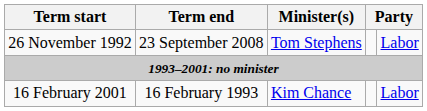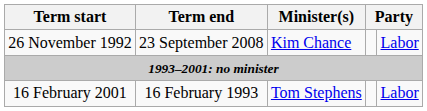(316, 42) Tom Stephens -> (311, 42) Kim Chance
(311, 93) Kim Chance -> (316, 93) Tom Stephens
